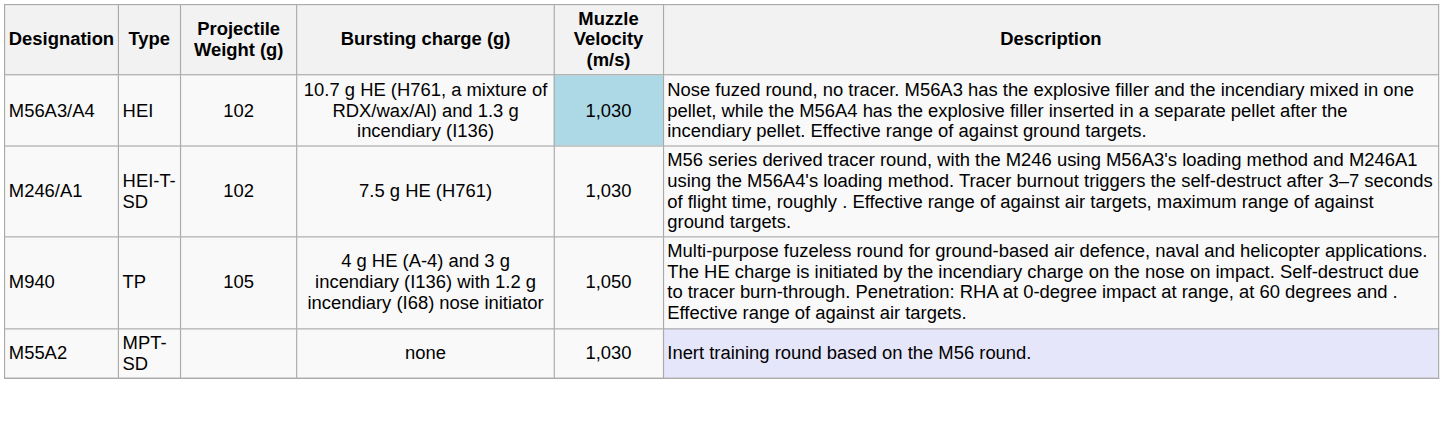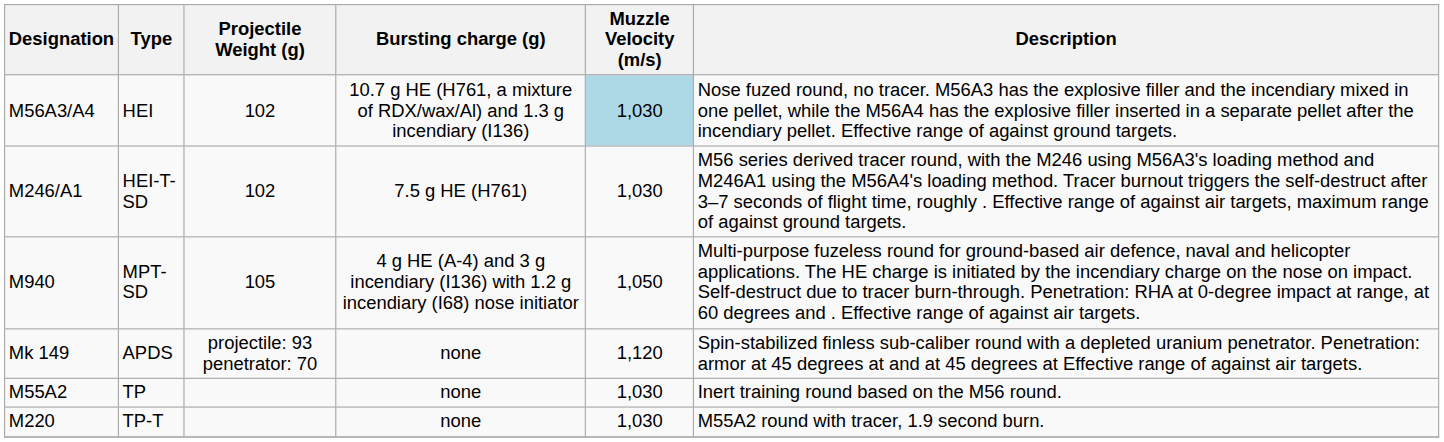(134, 282) TP -> (145, 282) MPT-SD
+ row: (39, 353)
(145, 353) MPT-SD -> (134, 392) TP
(849, 353) lavender background -> (880, 392) no background
+ row: (32, 421)
